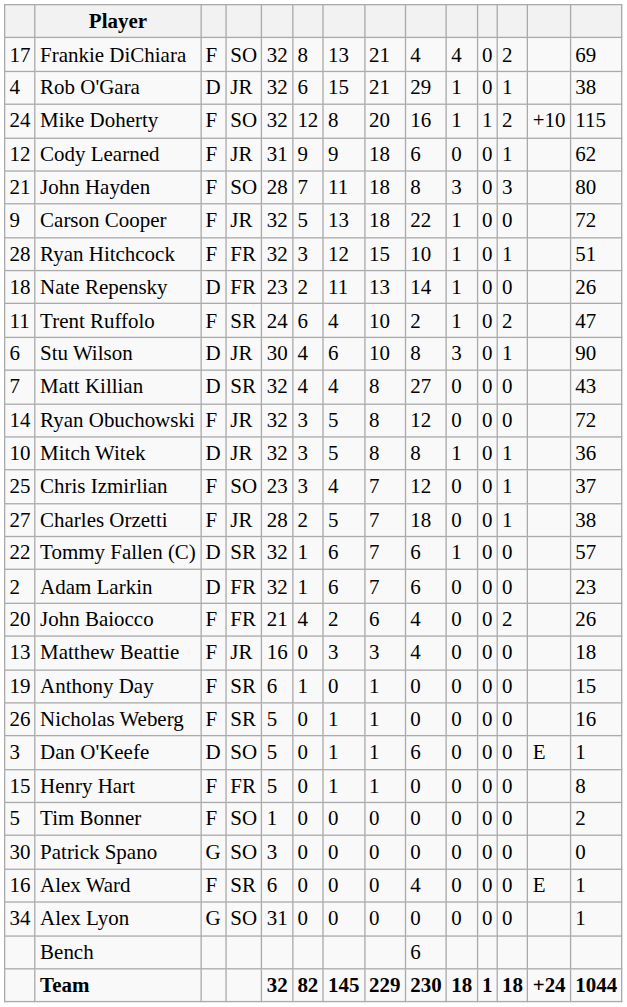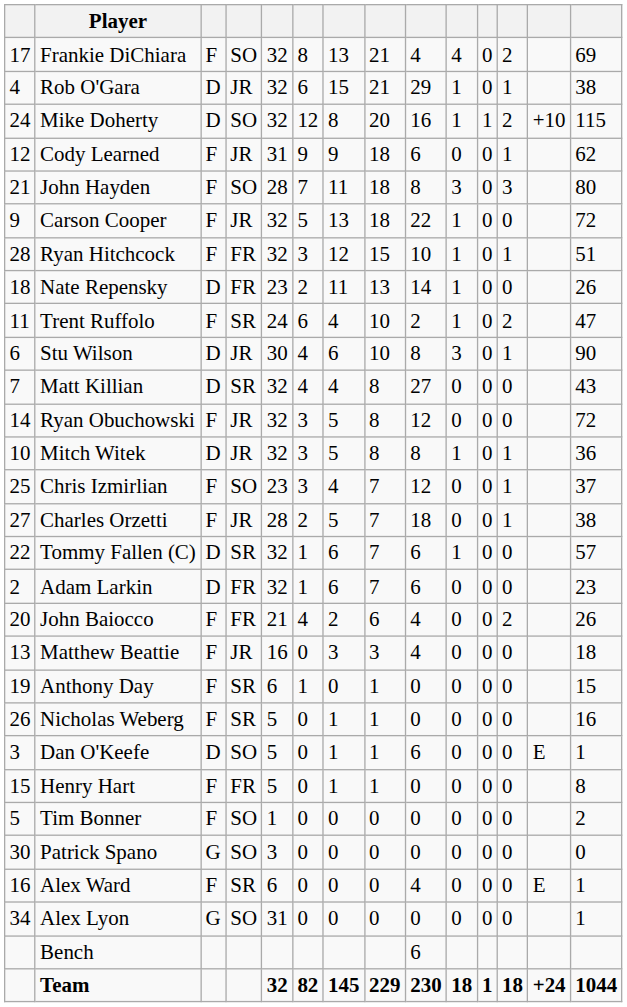(211, 120) F -> (213, 120) D
